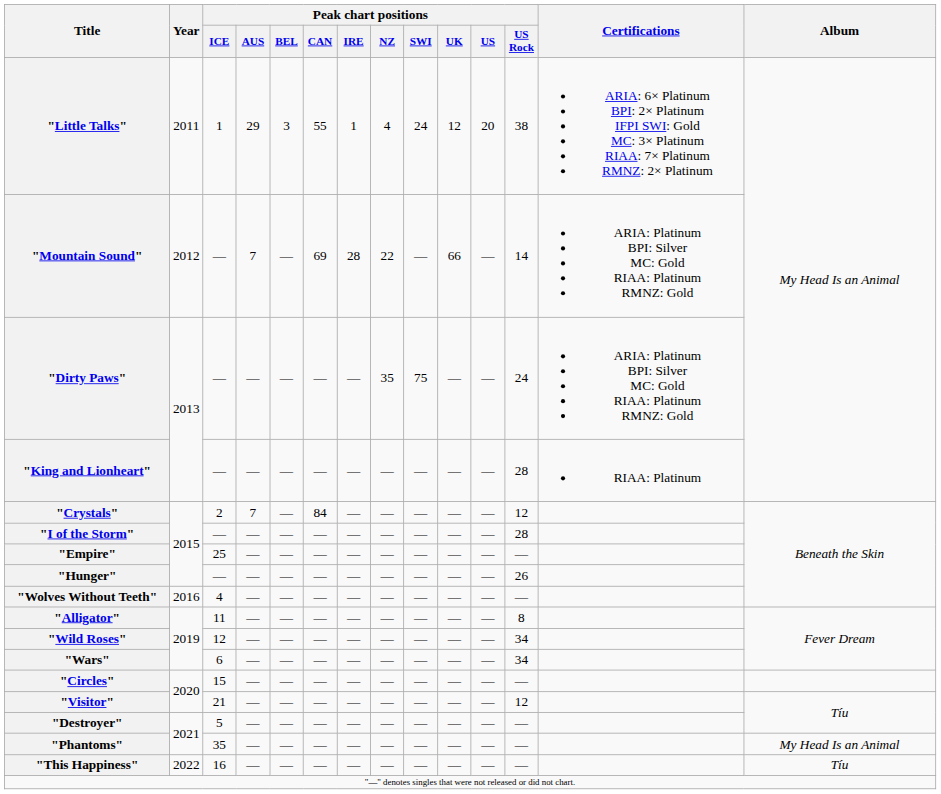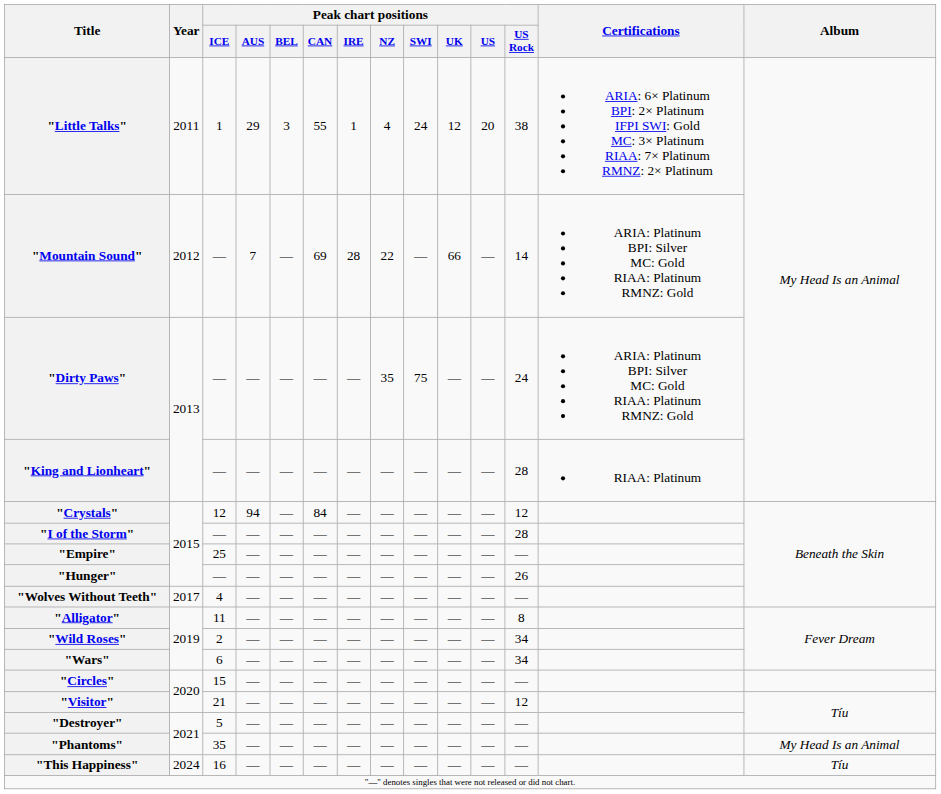(219, 512) 2 -> (219, 512) 12
(253, 512) 7 -> (253, 512) 94
(186, 596) 2016 -> (186, 596) 2017
(219, 638) 12 -> (219, 638) 2
(186, 765) 2022 -> (186, 765) 2024
